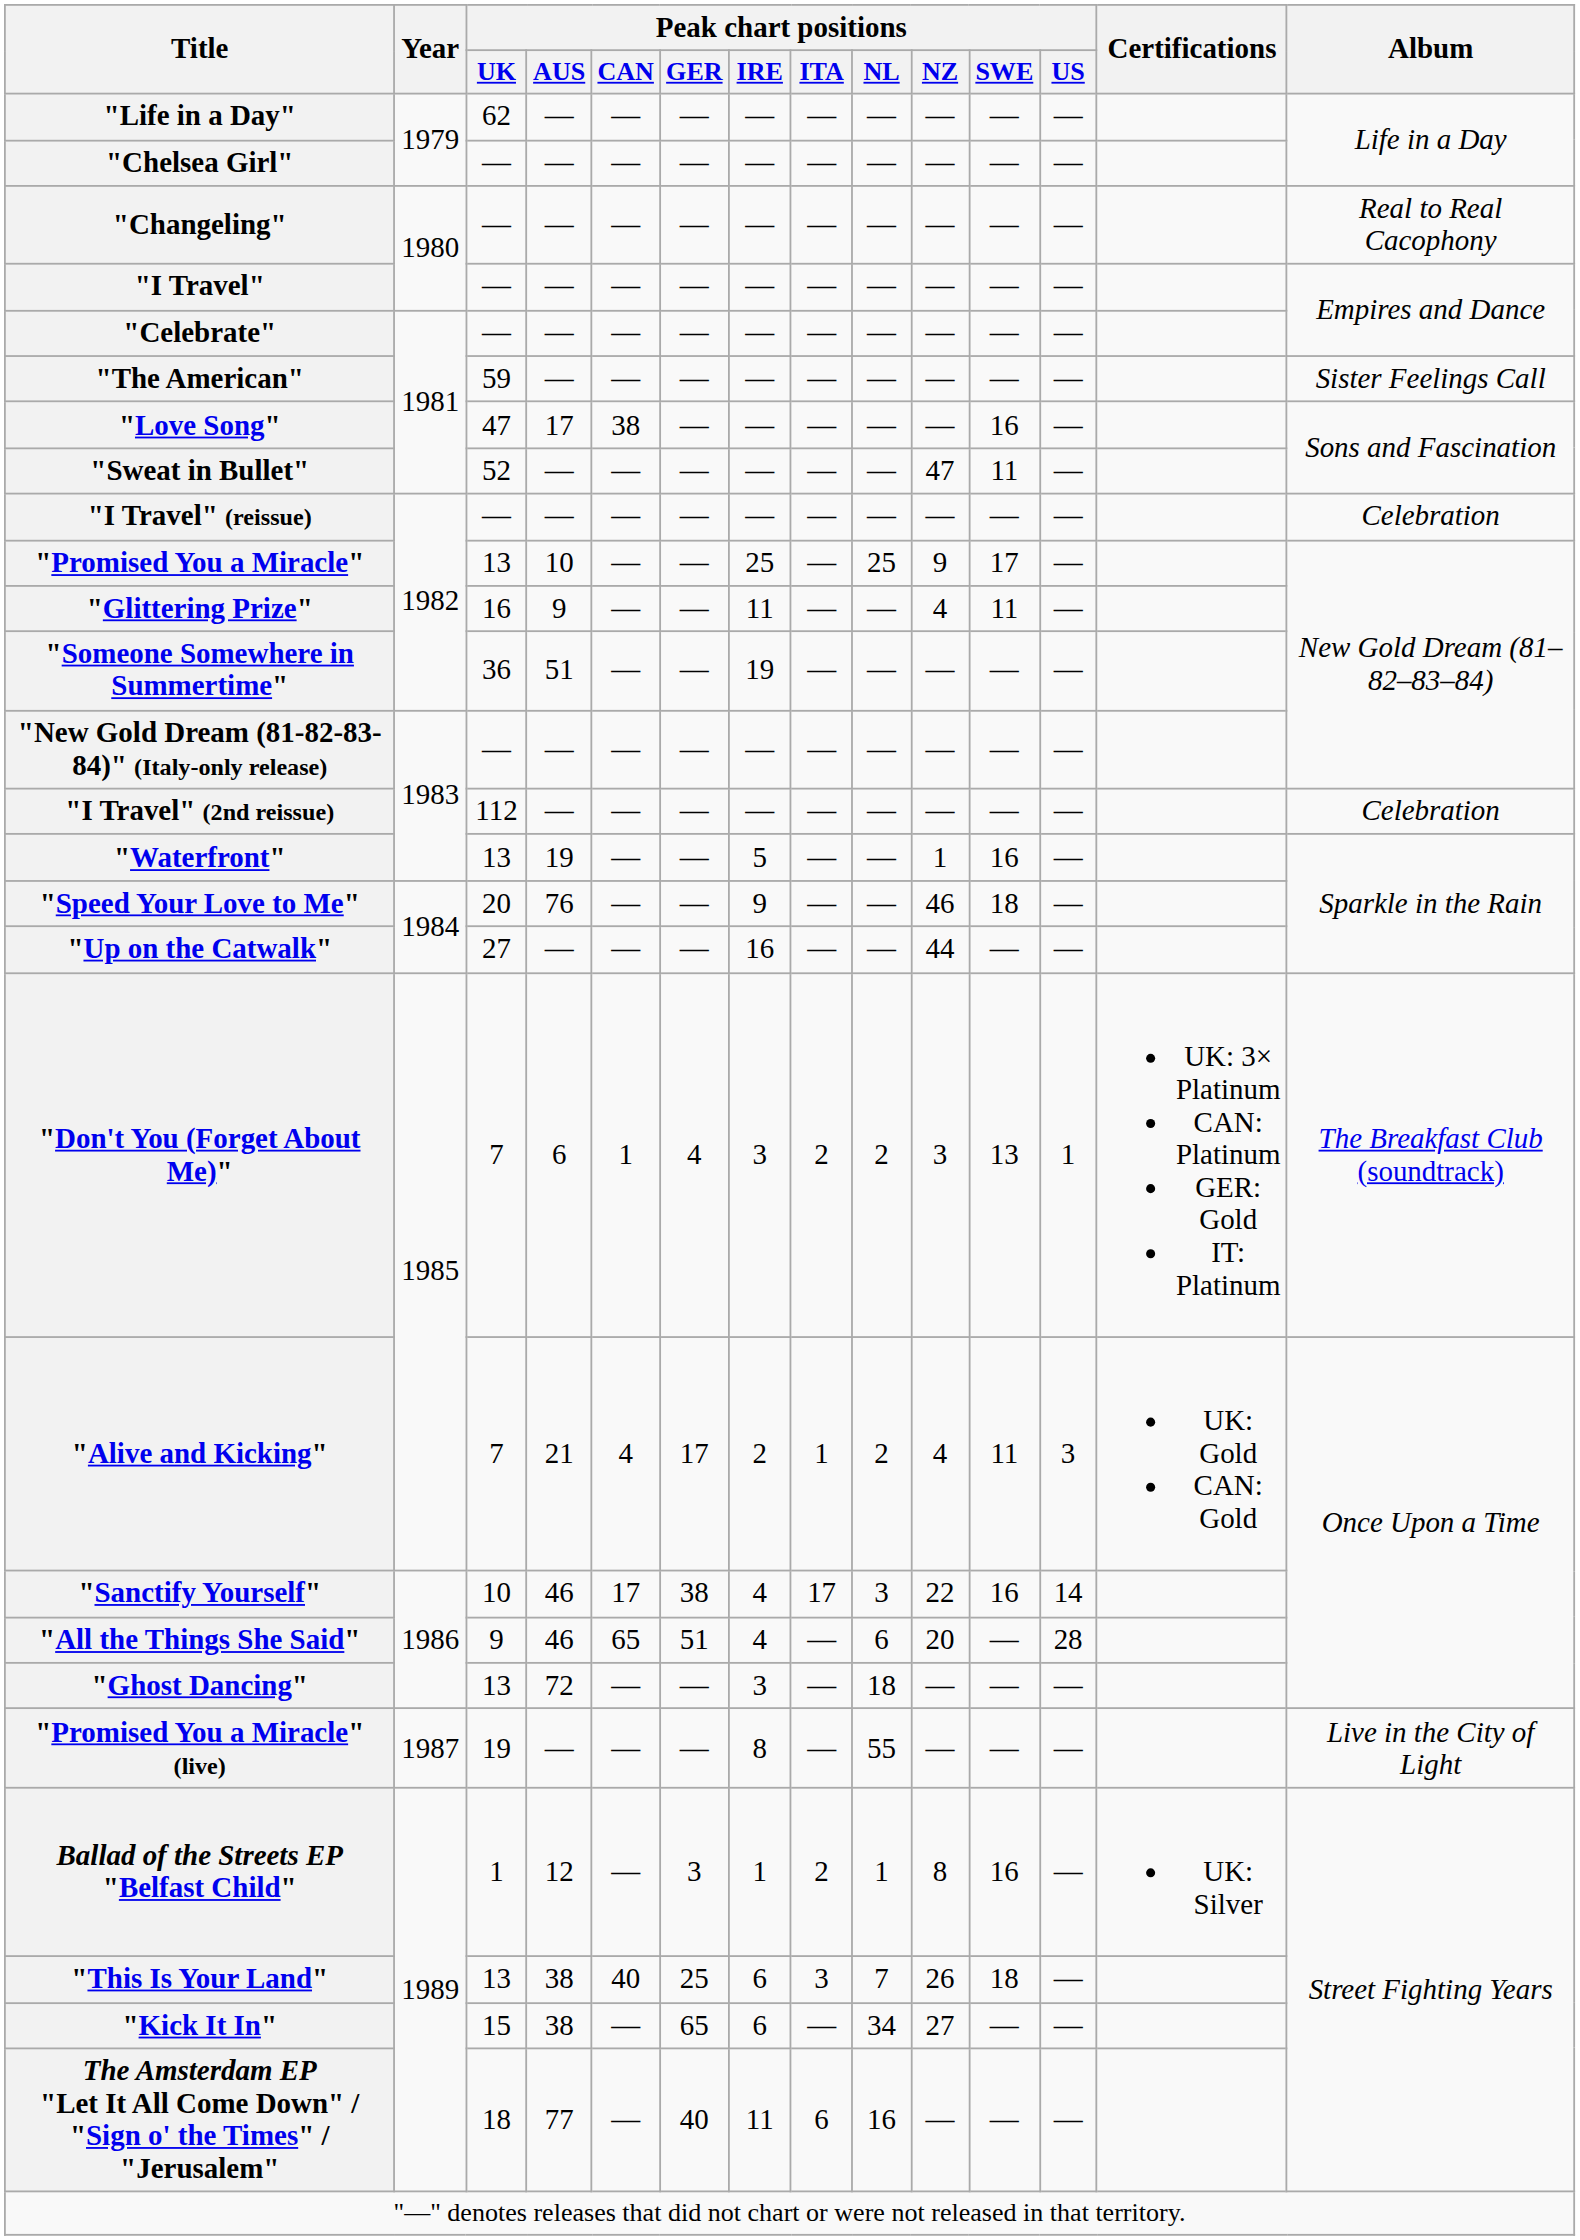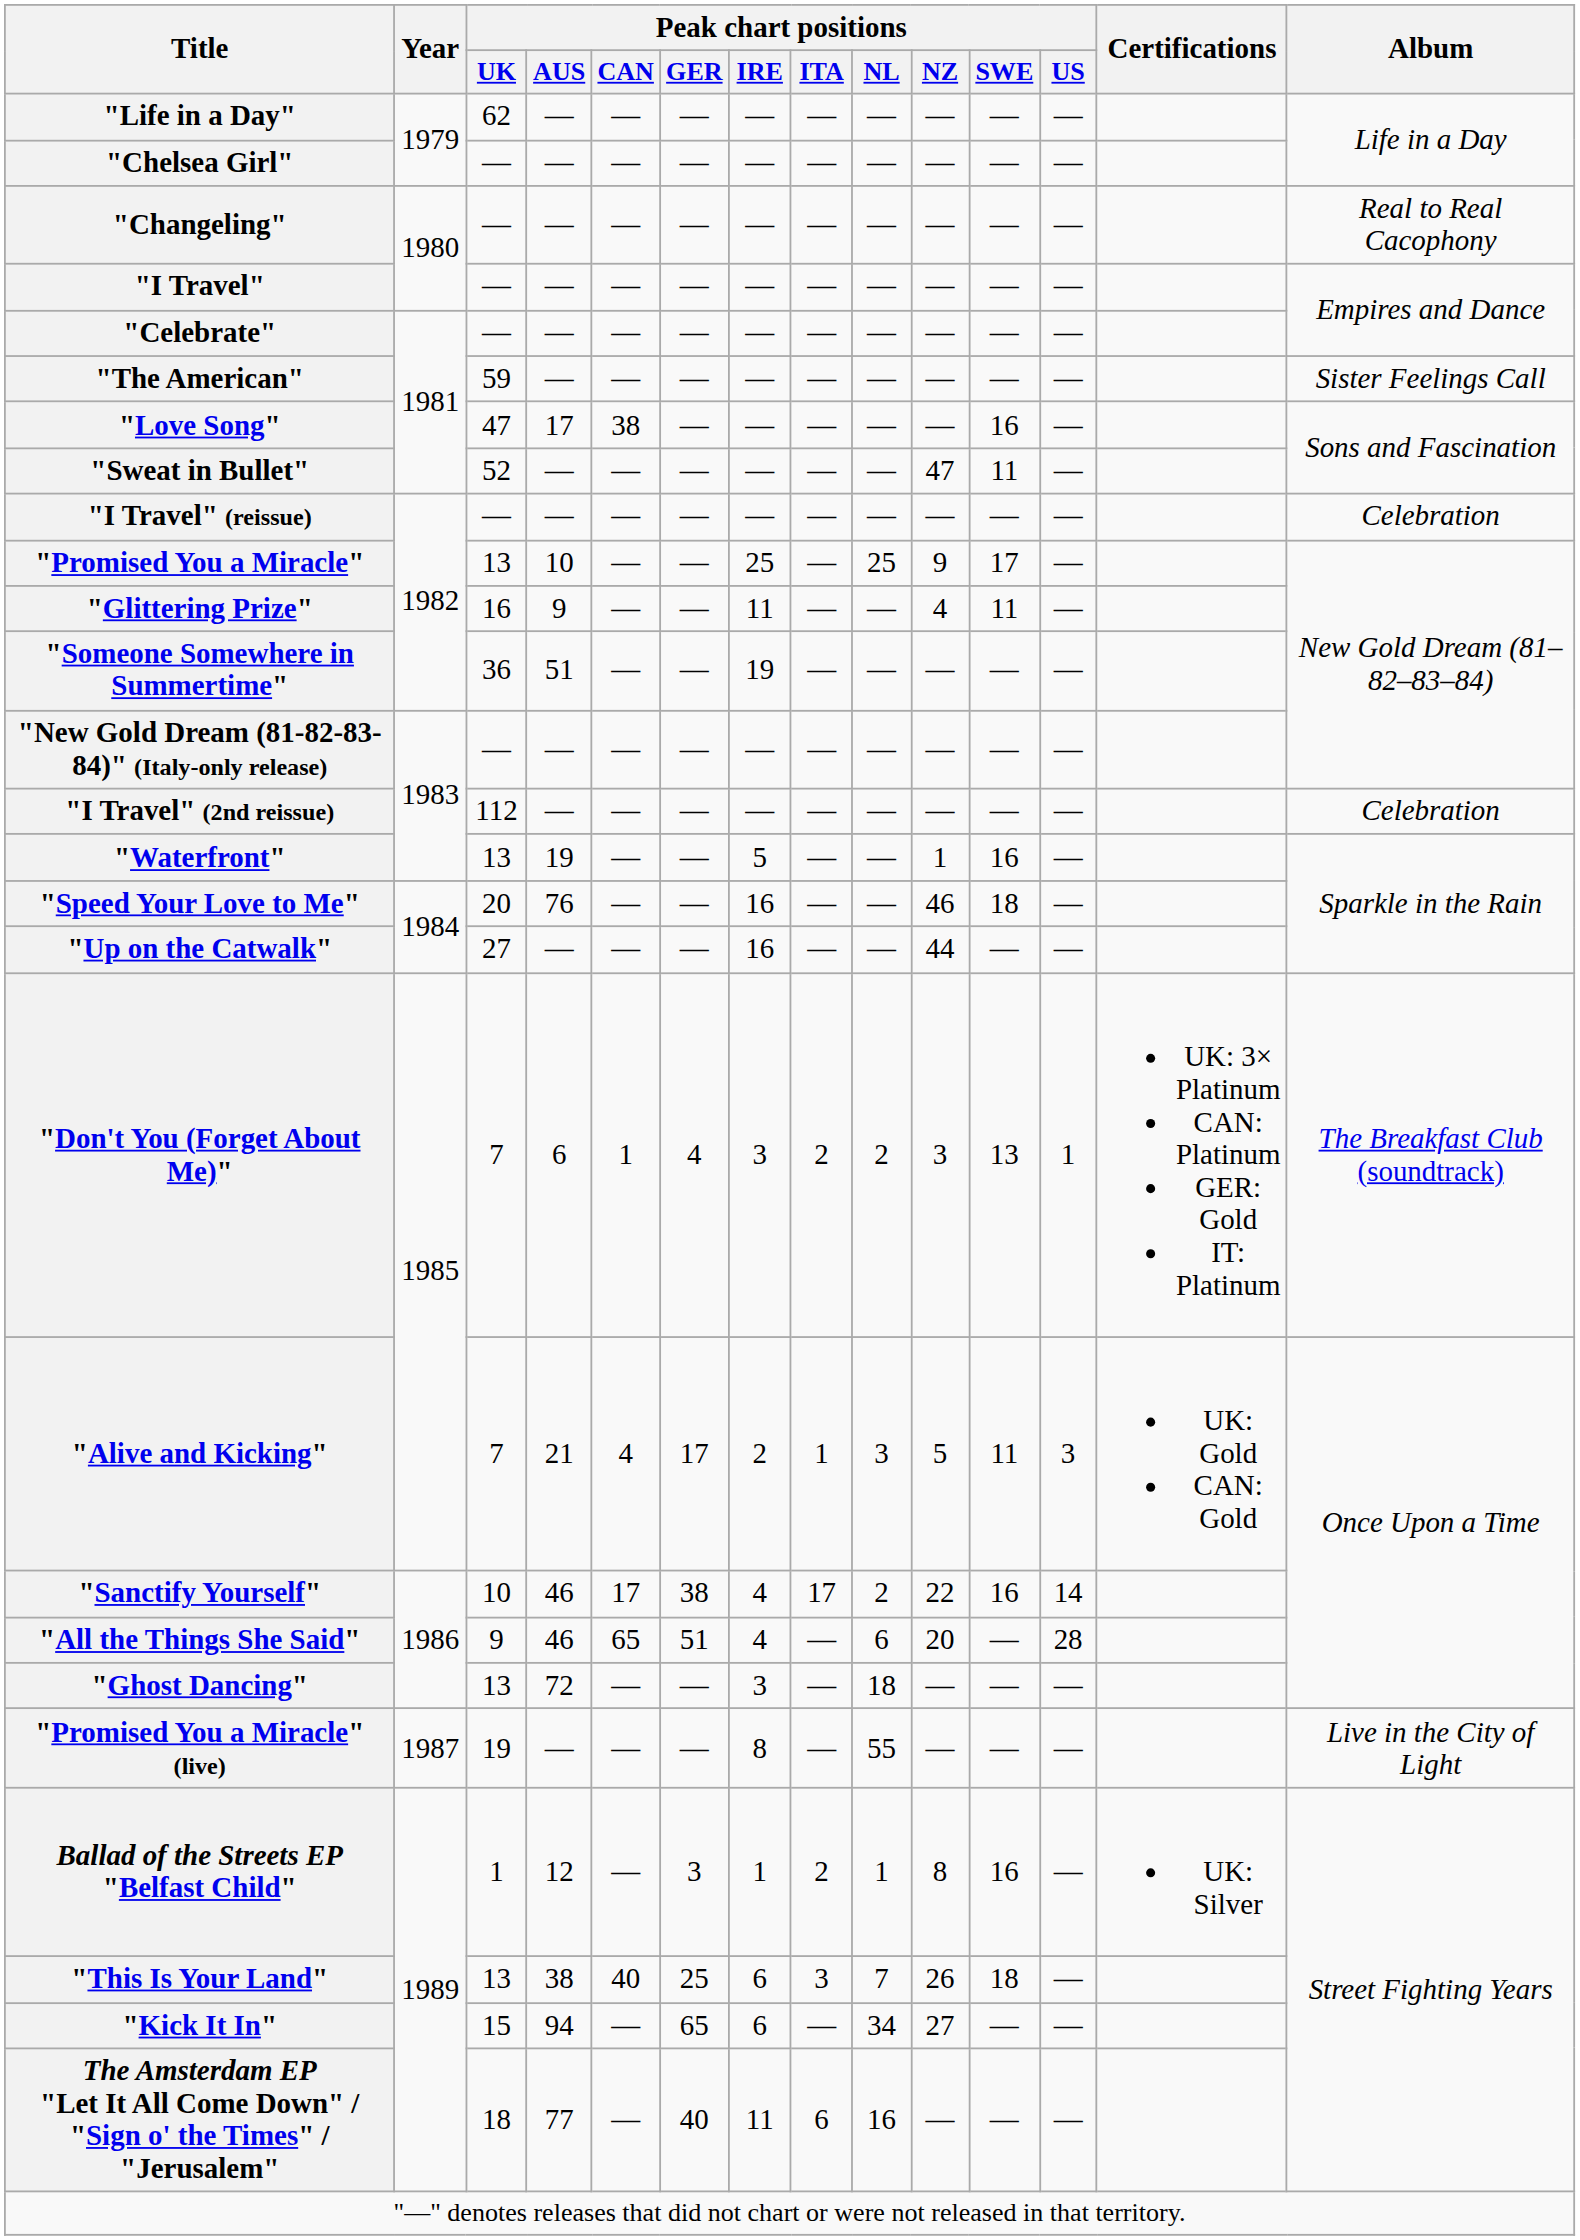(760, 903) 9 -> (760, 903) 16
(882, 1453) 2 -> (882, 1453) 3
(940, 1453) 4 -> (940, 1453) 5
(882, 1593) 3 -> (882, 1593) 2
(559, 2024) 38 -> (559, 2024) 94
